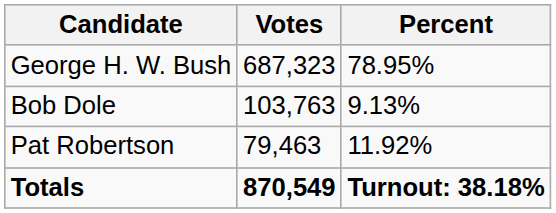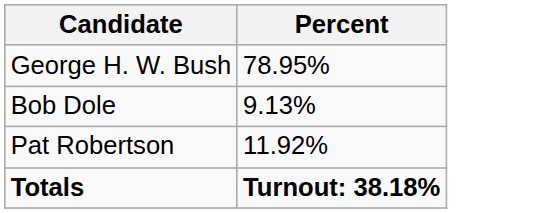- column: (289, 24)
